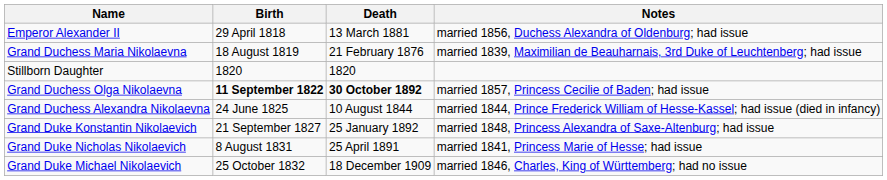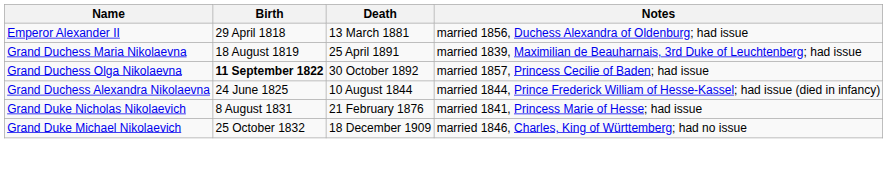(376, 52) 21 February 1876 -> (364, 52) 25 April 1891
- row: (55, 71)
(375, 90) bold -> (374, 71) normal
- row: (102, 128)
(364, 147) 25 April 1891 -> (376, 109) 21 February 1876
